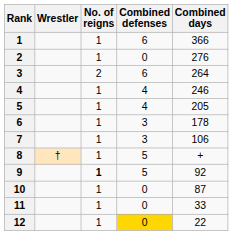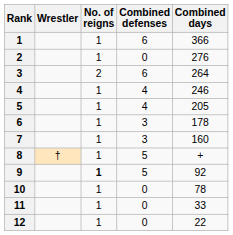(200, 139) 106 -> (200, 139) 160
(200, 189) 87 -> (200, 189) 78
(145, 222) gold background -> (145, 222) no background
